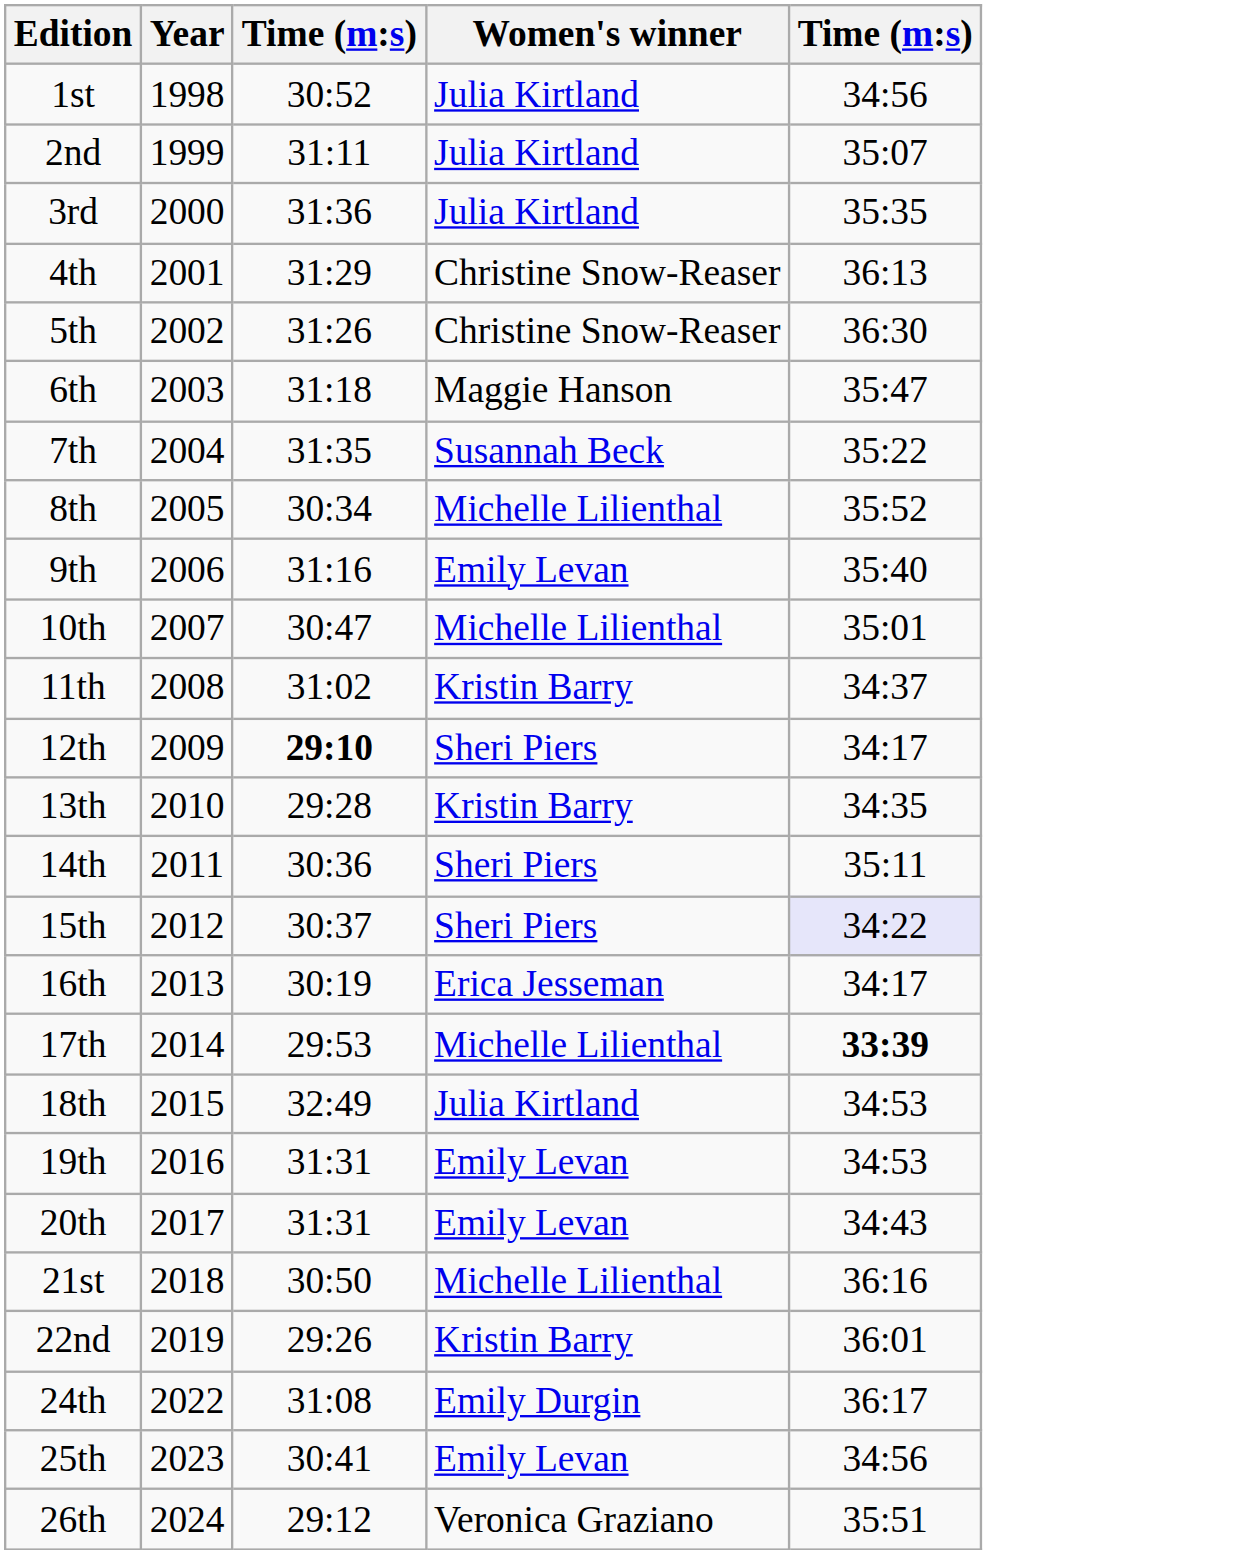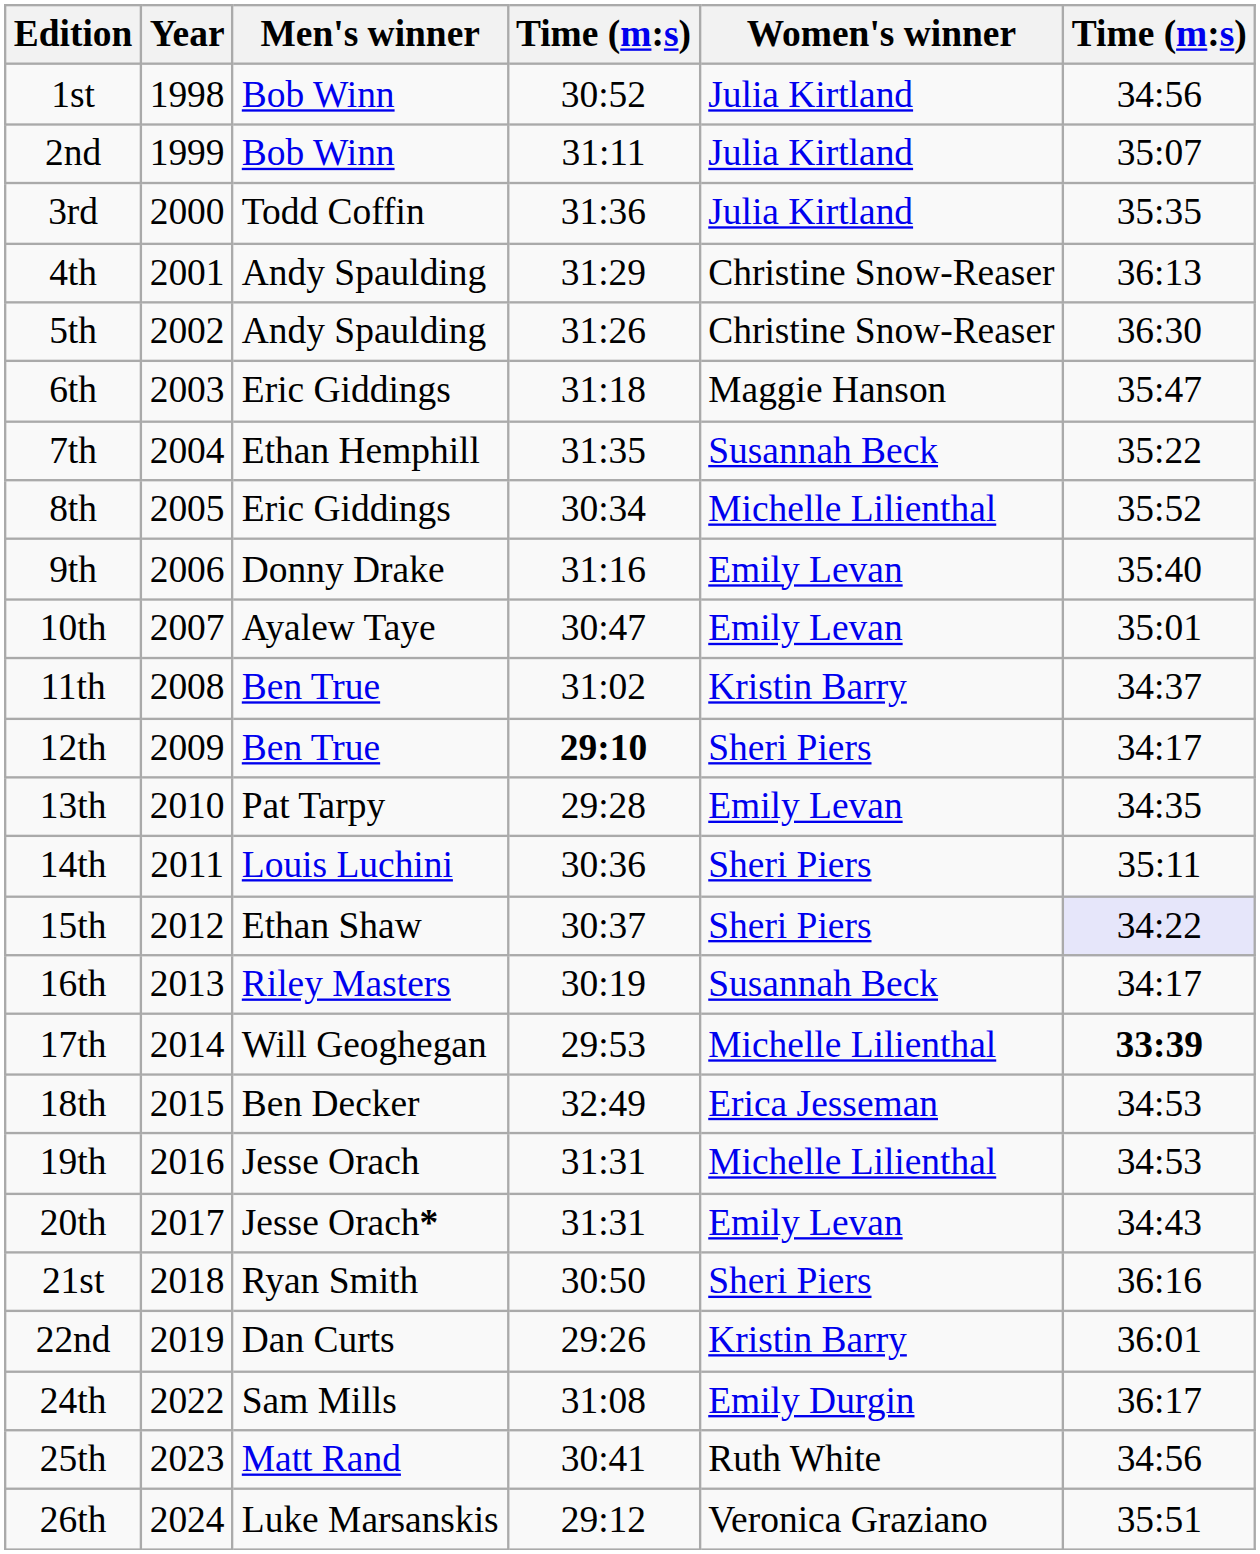+ column: (370, 34)
(578, 627) Michelle Lilienthal -> (805, 627) Emily Levan
(533, 806) Kristin Barry -> (805, 806) Emily Levan
(549, 984) Erica Jesseman -> (823, 984) Susannah Beck
(537, 1102) Julia Kirtland -> (823, 1102) Erica Jesseman
(531, 1162) Emily Levan -> (852, 1162) Michelle Lilienthal
(578, 1281) Michelle Lilienthal -> (790, 1281) Sheri Piers
(531, 1459) Emily Levan -> (795, 1459) Ruth White
